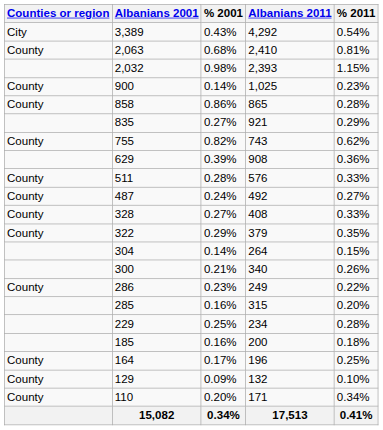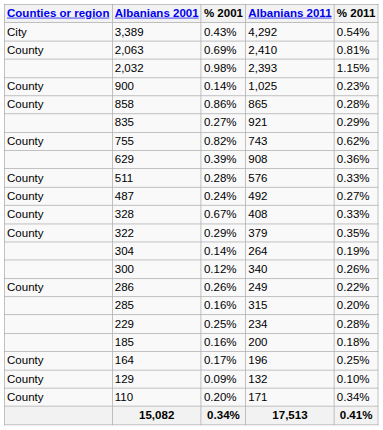(220, 50) 0.68% -> (220, 50) 0.69%
(220, 214) 0.27% -> (220, 214) 0.67%
(353, 251) 0.15% -> (353, 251) 0.19%
(220, 269) 0.21% -> (220, 269) 0.12%
(220, 287) 0.23% -> (220, 287) 0.26%
